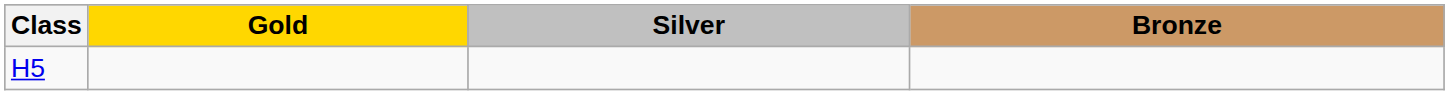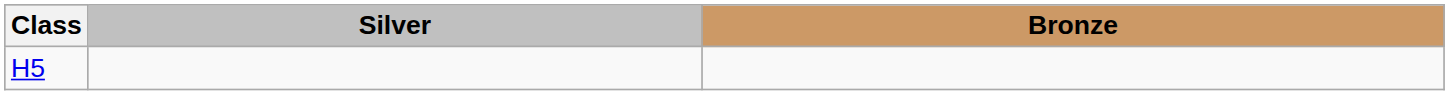- column: (278, 25)
